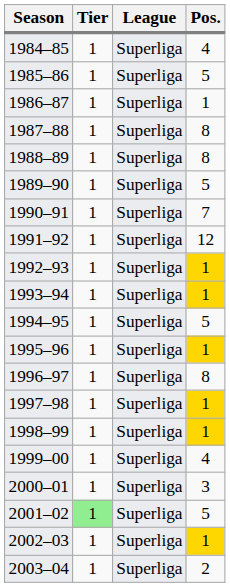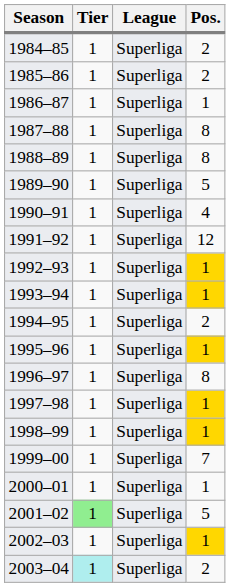(206, 47) 4 -> (206, 47) 2
(206, 75) 5 -> (206, 75) 2
(206, 212) 7 -> (206, 212) 4
(206, 321) 5 -> (206, 321) 2
(206, 458) 4 -> (206, 458) 7
(206, 486) 3 -> (206, 486) 1
(93, 568) no background -> (93, 568) paleturquoise background
